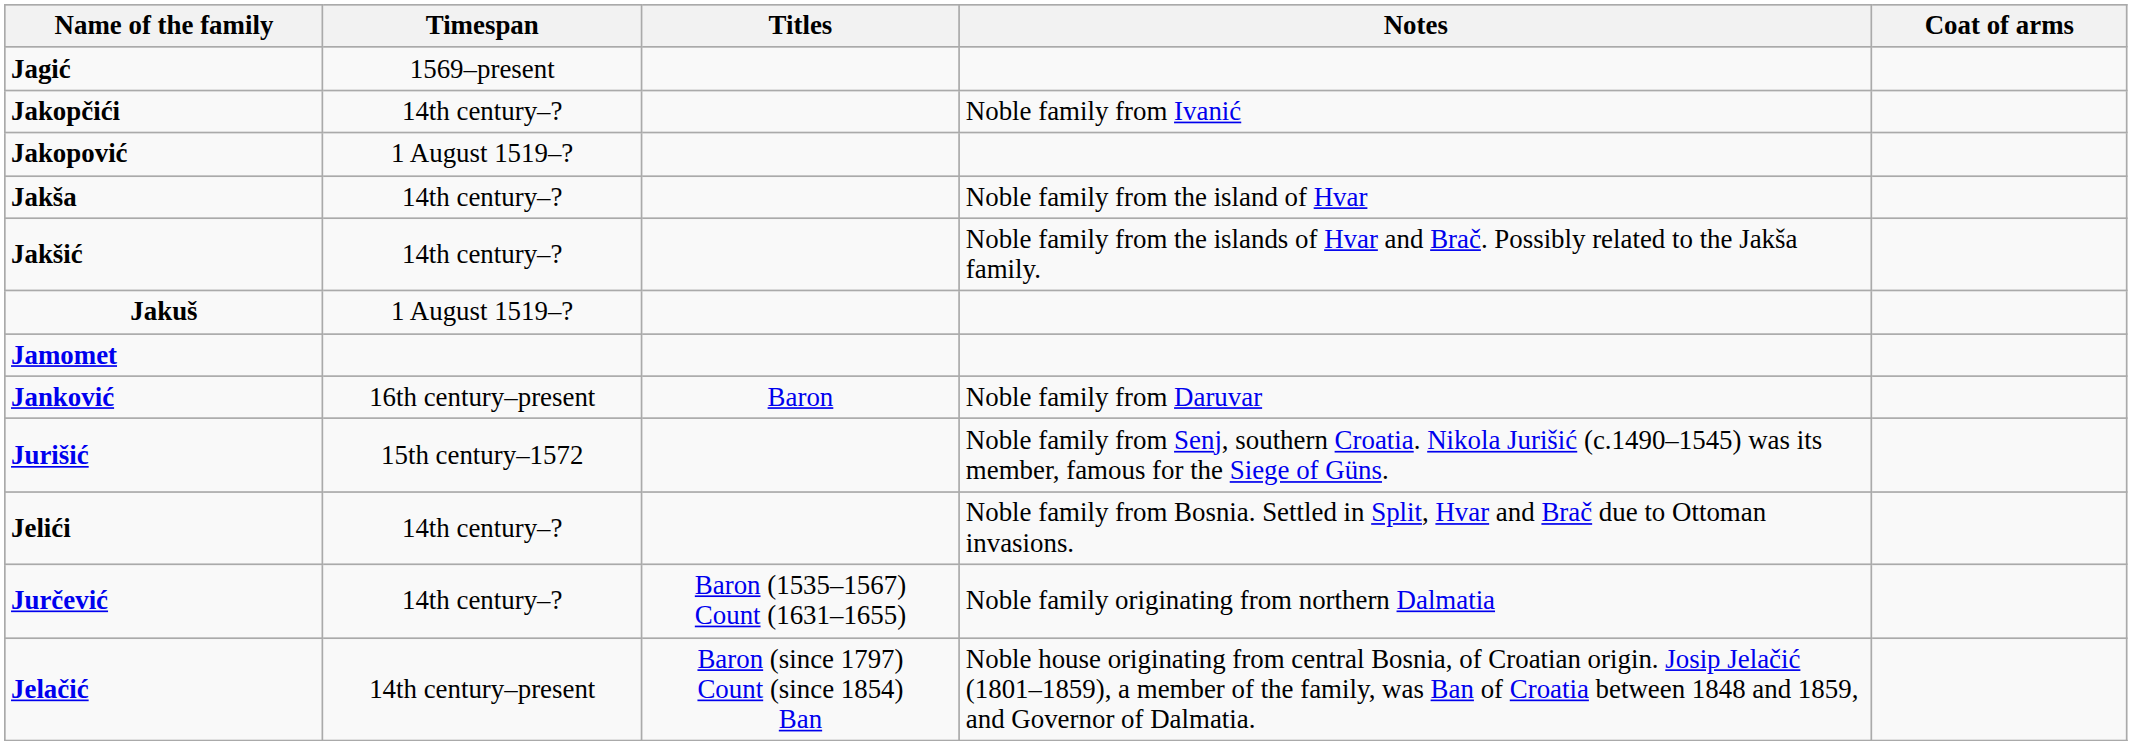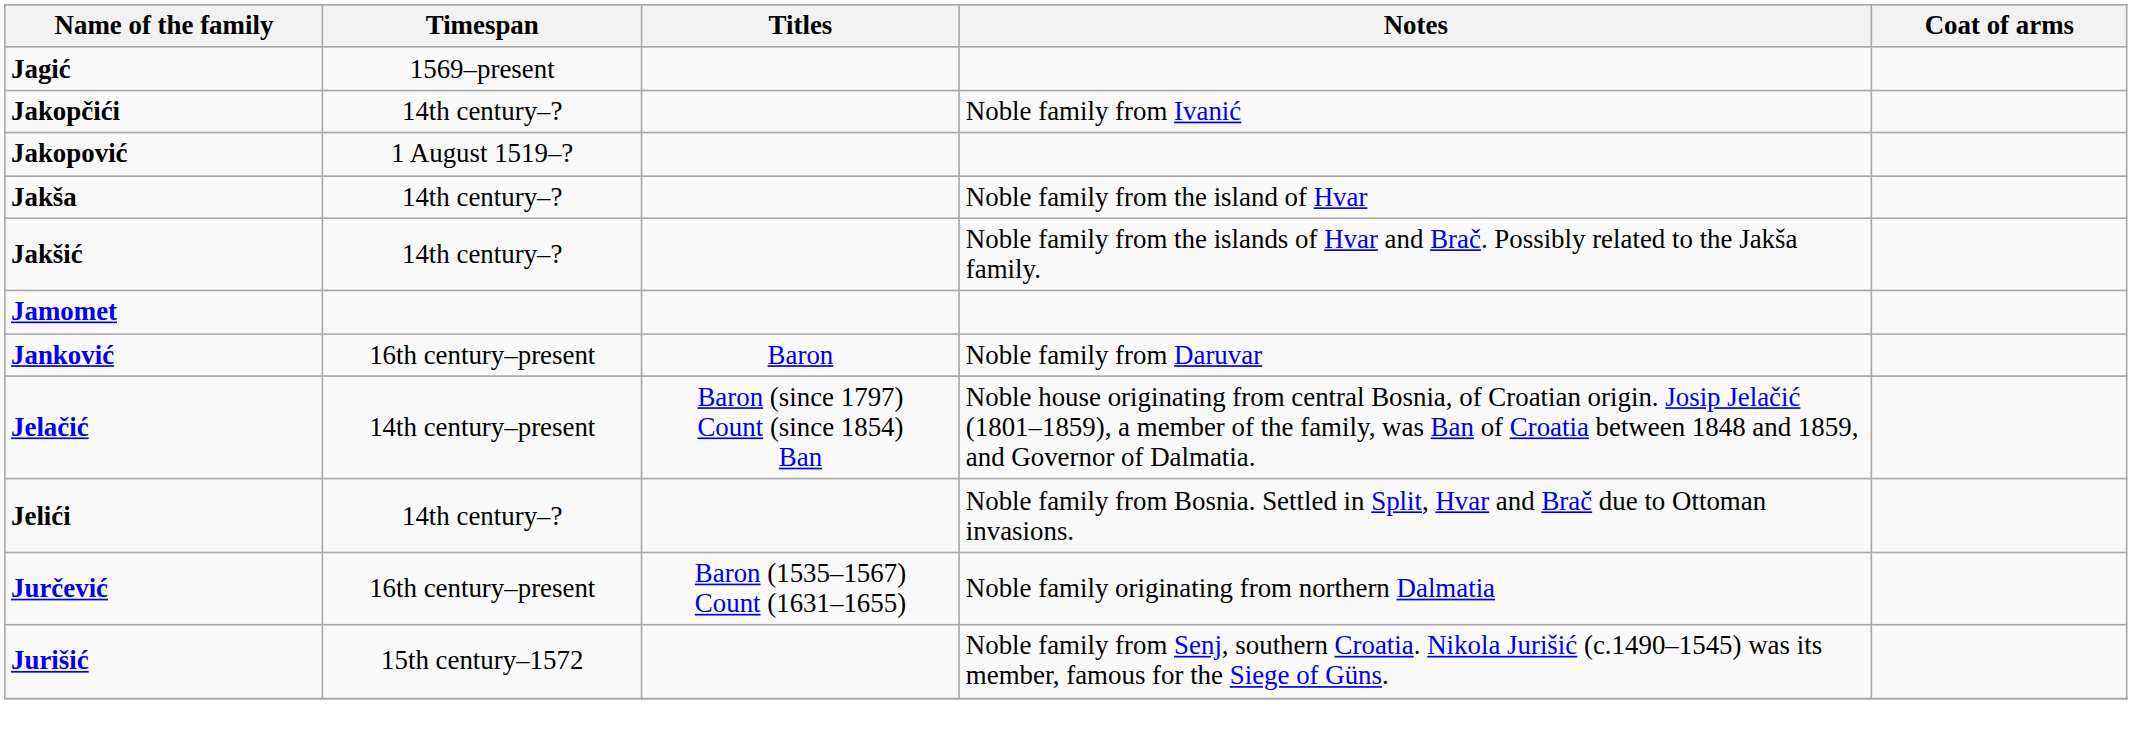- row: (164, 311)
rows swapped: (50, 688) <-> (50, 454)
(482, 600) 14th century–? -> (482, 588) 16th century–present
